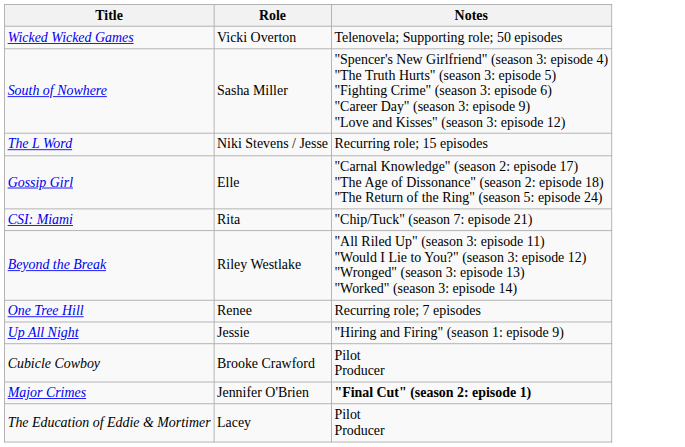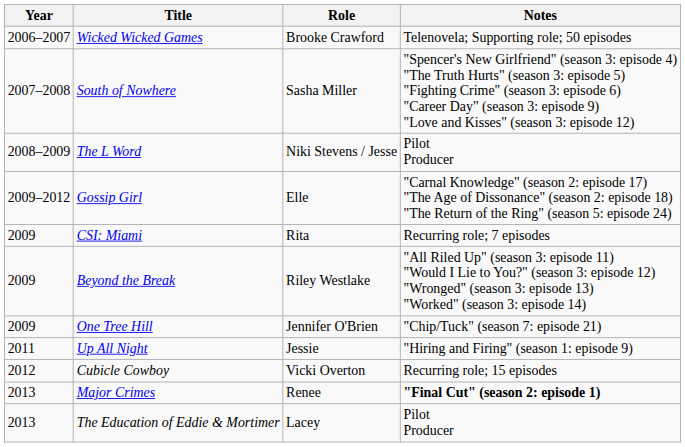+ column: (39, 15)
(257, 37) Vicki Overton -> (335, 37) Brooke Crawford
(411, 144) Recurring role; 15 episodes -> (429, 152) Pilot Producer
(433, 219) "Chip/Tuck" (season 7: episode 21) -> (477, 235) Recurring role; 7 episodes
(234, 311) Renee -> (332, 326) Jennifer O'Brien
(408, 311) Recurring role; 7 episodes -> (502, 326) "Chip/Tuck" (season 7: episode 21)
(266, 362) Brooke Crawford -> (326, 370) Vicki Overton
(360, 362) Pilot Producer -> (480, 370) Recurring role; 15 episodes
(263, 392) Jennifer O'Brien -> (303, 392) Renee
